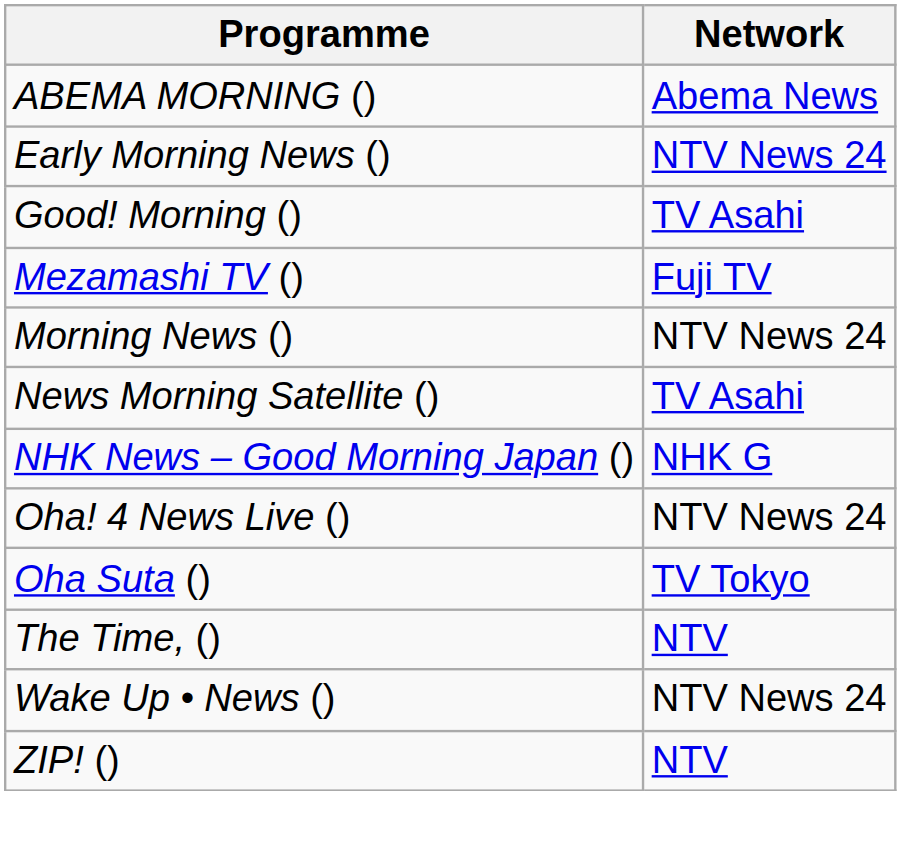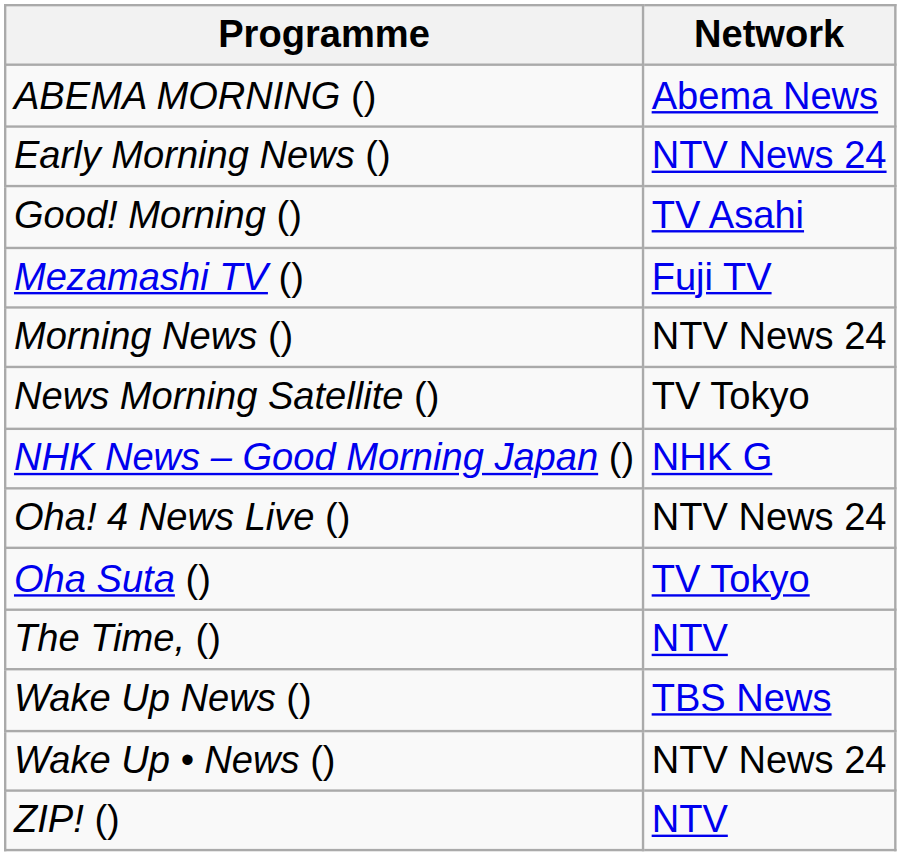(728, 397) TV Asahi -> (731, 397) TV Tokyo
+ row: (163, 699)
